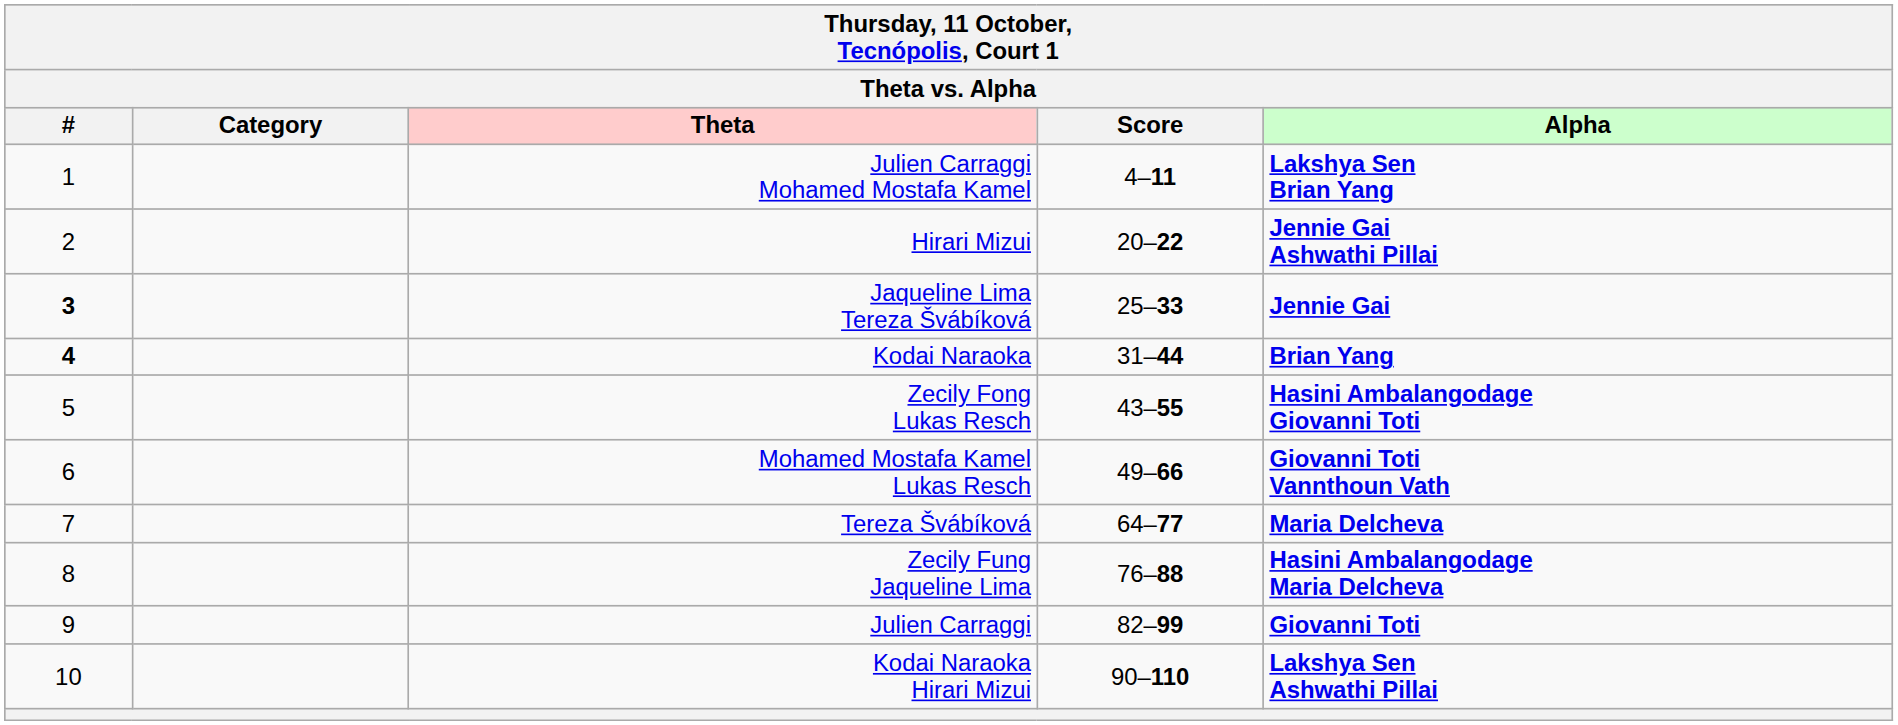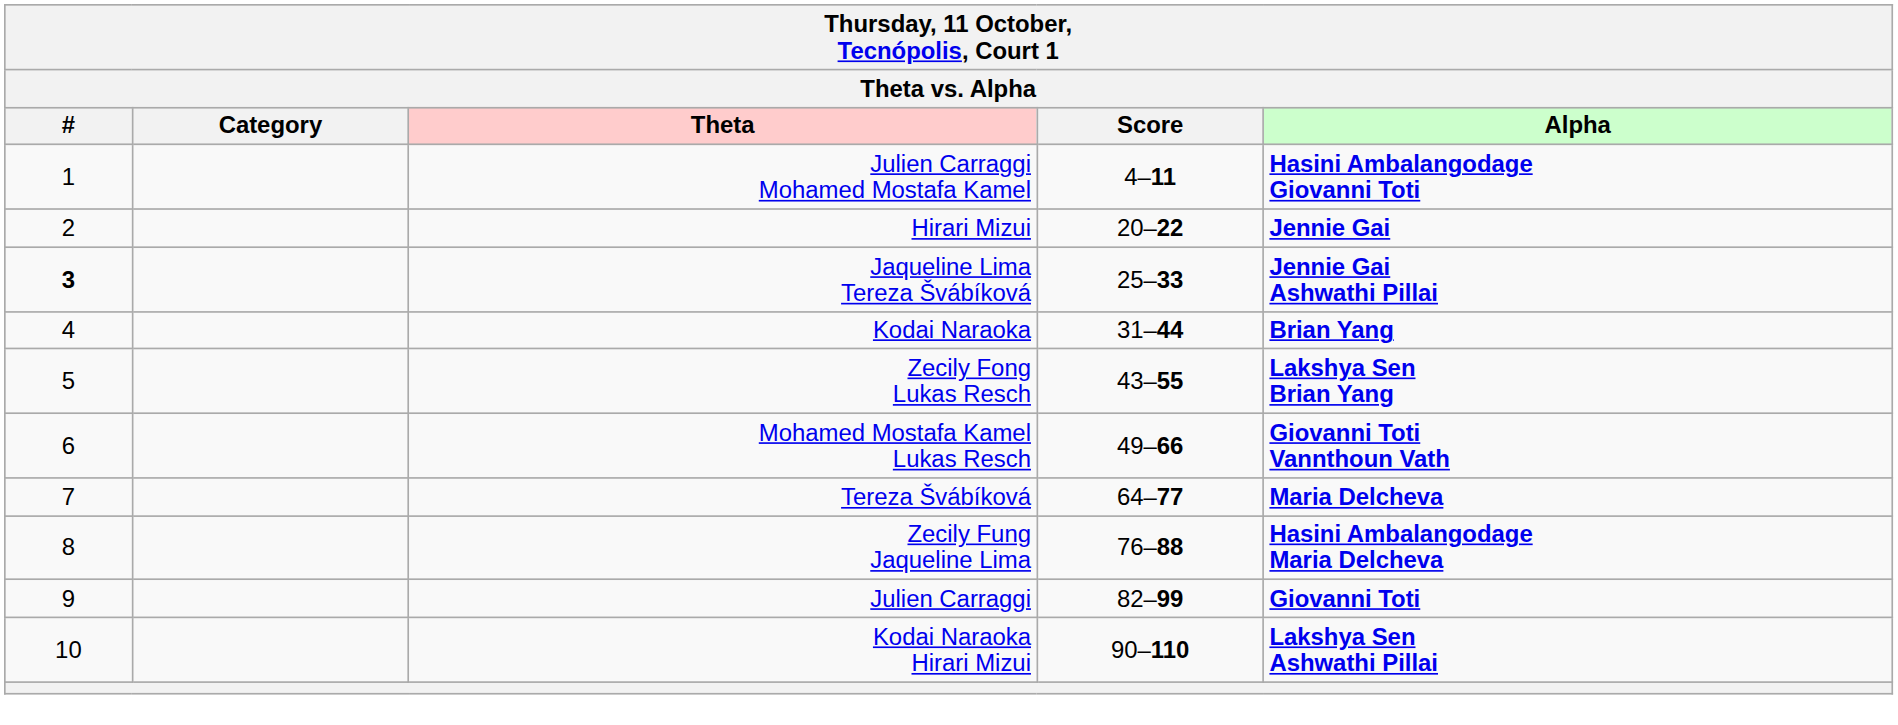(1342, 177) Lakshya Sen Brian Yang -> (1401, 177) Hasini Ambalangodage Giovanni Toti
(1354, 242) Jennie Gai Ashwathi Pillai -> (1330, 228) Jennie Gai
(1330, 306) Jennie Gai -> (1354, 279) Jennie Gai Ashwathi Pillai
(68, 357) bold -> (68, 330) normal
(1401, 408) Hasini Ambalangodage Giovanni Toti -> (1342, 381) Lakshya Sen Brian Yang
